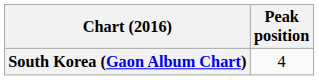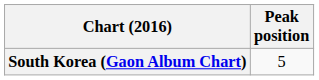(282, 61) 4 -> (282, 61) 5
